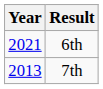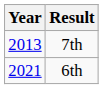rows swapped: (72, 70) <-> (72, 44)
